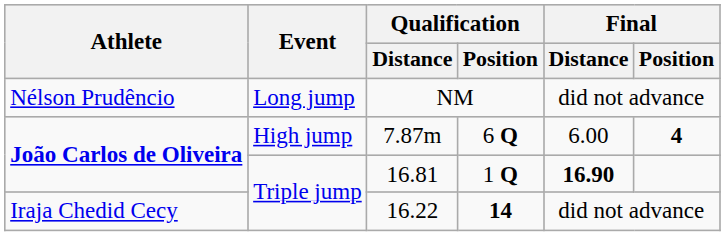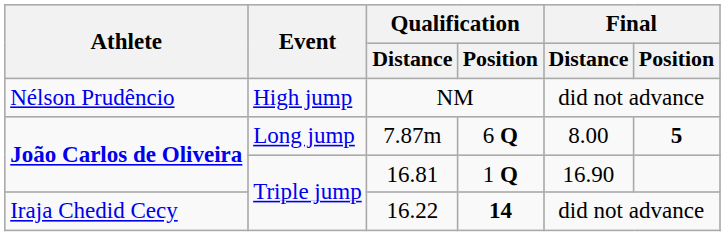(304, 97) Long jump -> (303, 97) High jump
(303, 135) High jump -> (304, 135) Long jump
(588, 135) 6.00 -> (588, 135) 8.00
(676, 135) 4 -> (676, 135) 5
(588, 173) bold -> (588, 173) normal
